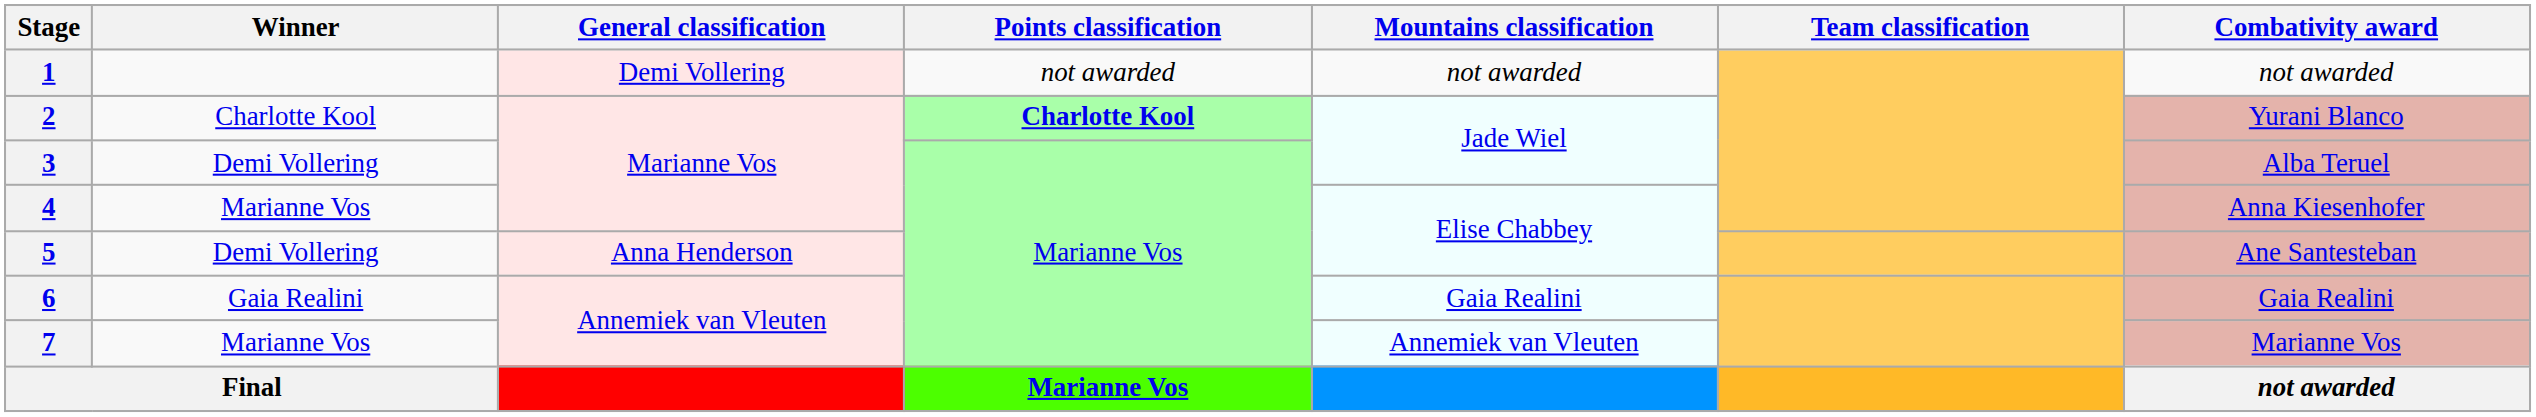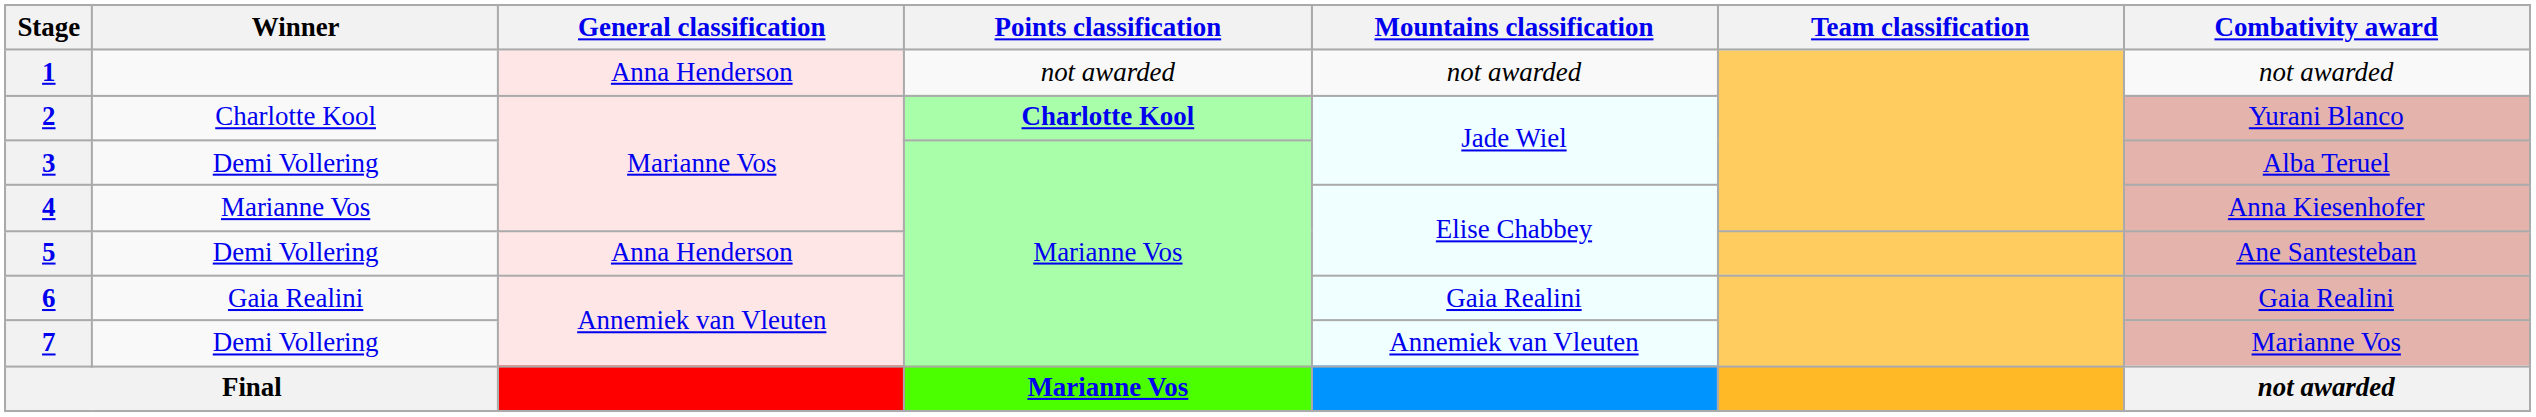(702, 72) Demi Vollering -> (702, 72) Anna Henderson
(296, 342) Marianne Vos -> (296, 342) Demi Vollering
